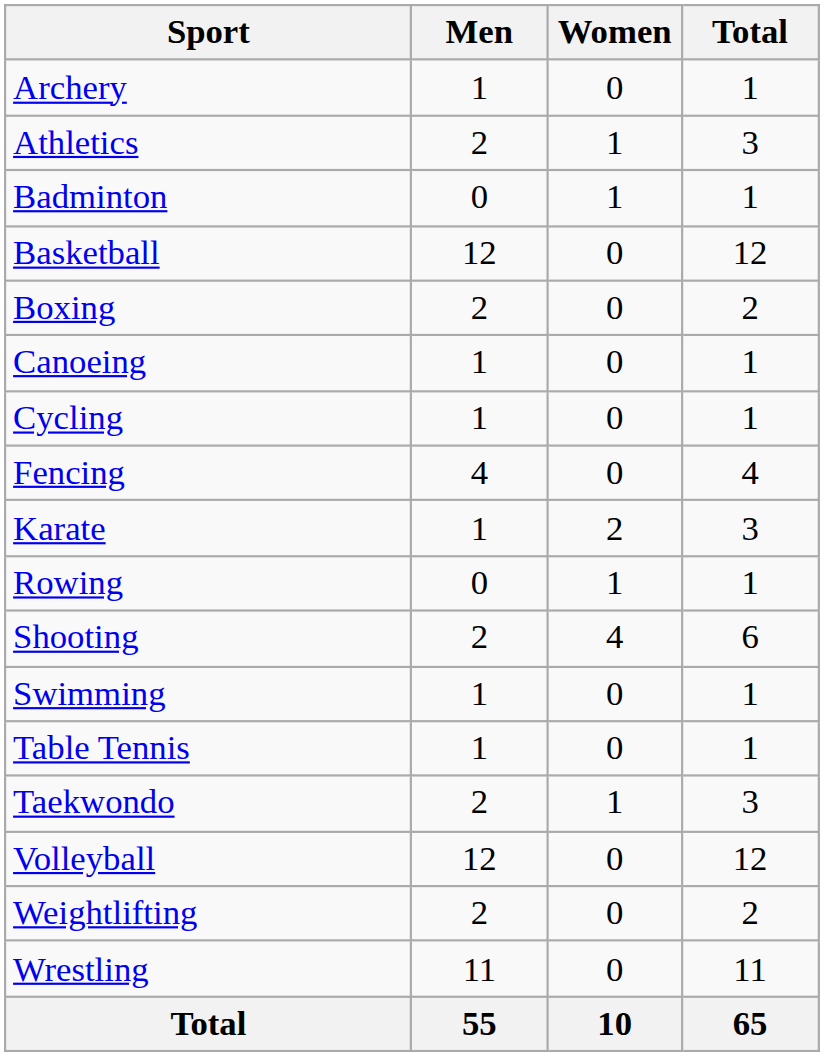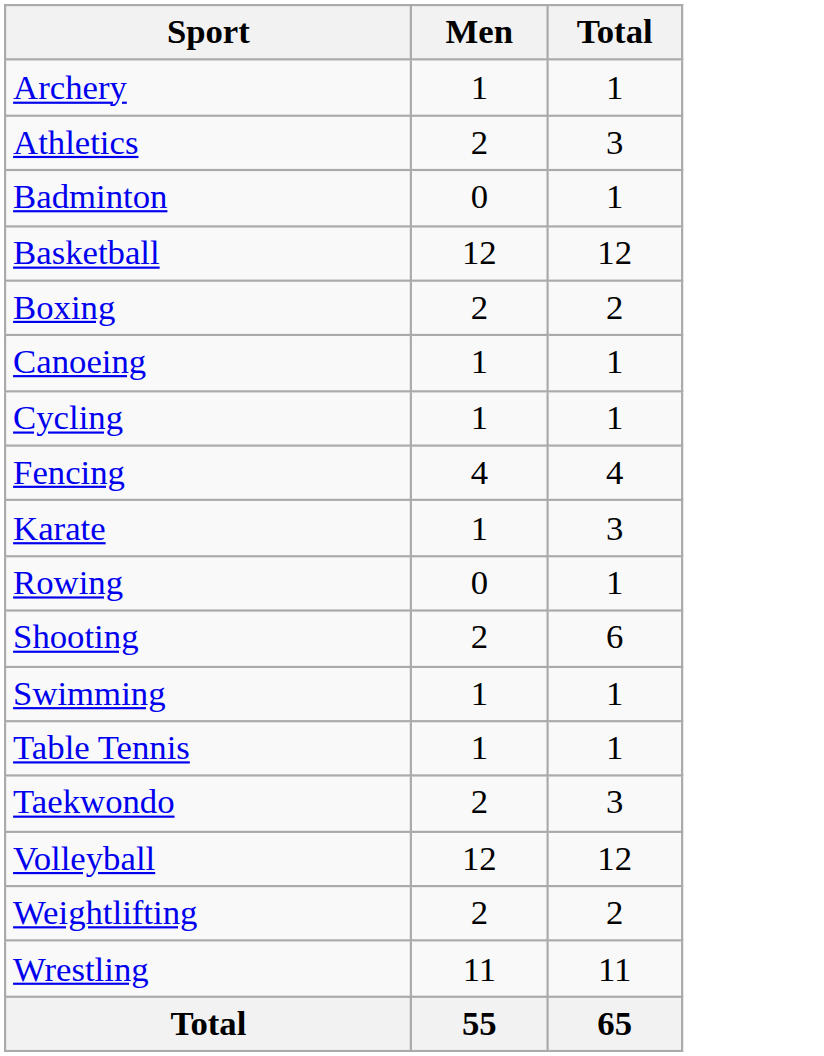- column: (615, 32)
